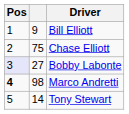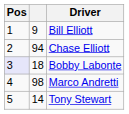(38, 47) 75 -> (38, 47) 94
(38, 65) 27 -> (38, 65) 18
(10, 82) bold -> (10, 82) normal
